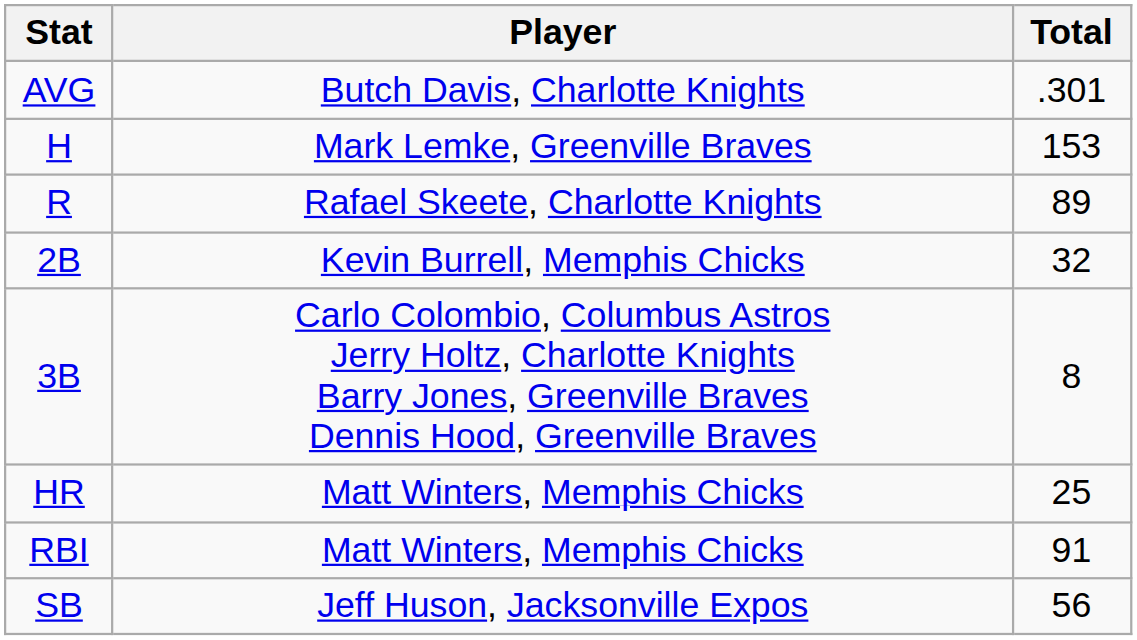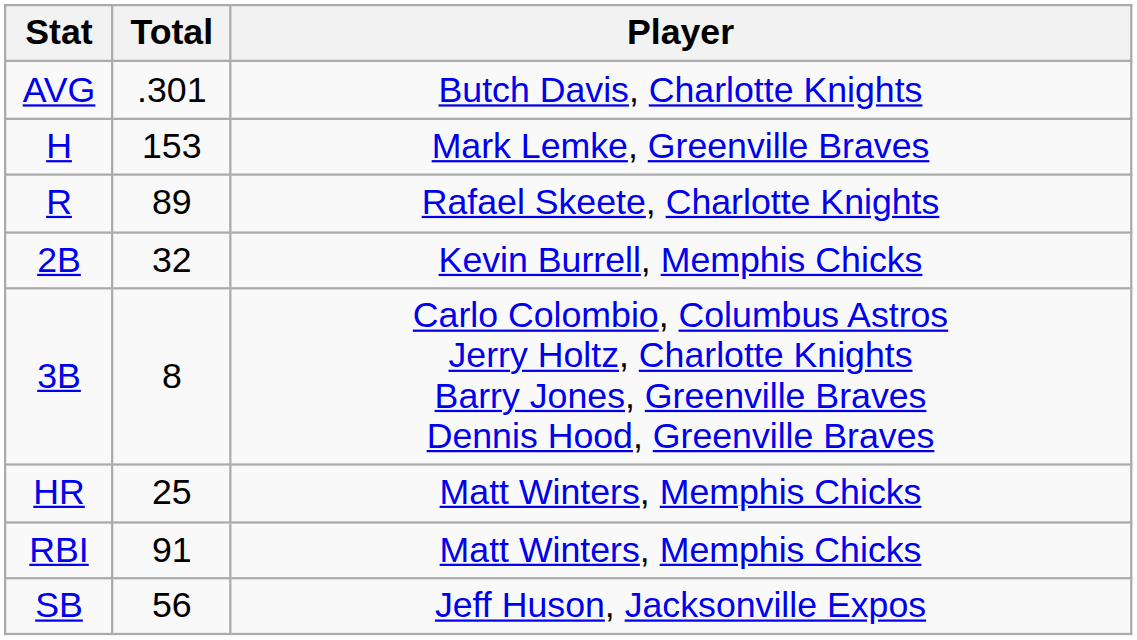columns swapped: (563, 32) <-> (1071, 32)
